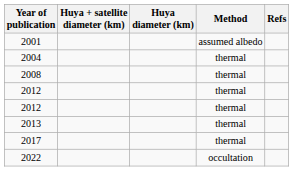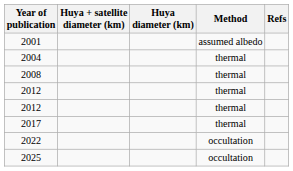- row: (31, 124)
+ row: (31, 158)
